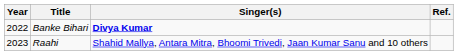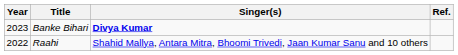(17, 27) 2022 -> (17, 27) 2023
(17, 43) 2023 -> (17, 43) 2022
